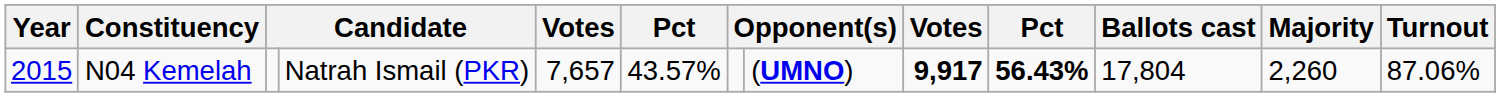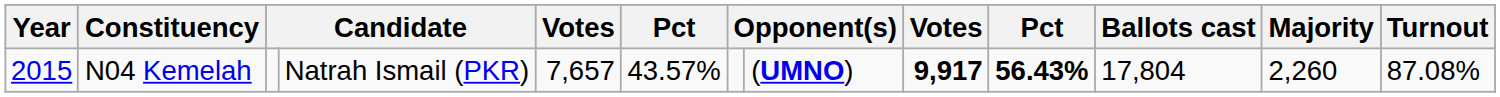(1433, 70) 87.06% -> (1433, 70) 87.08%
